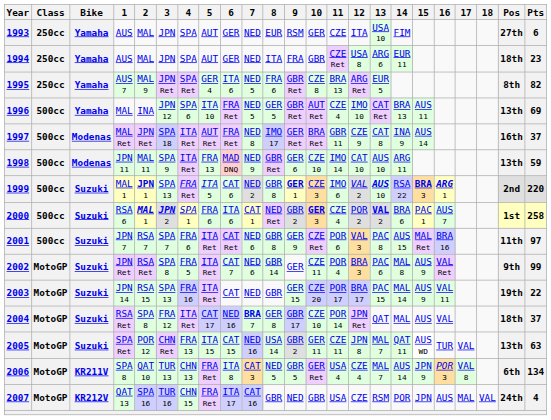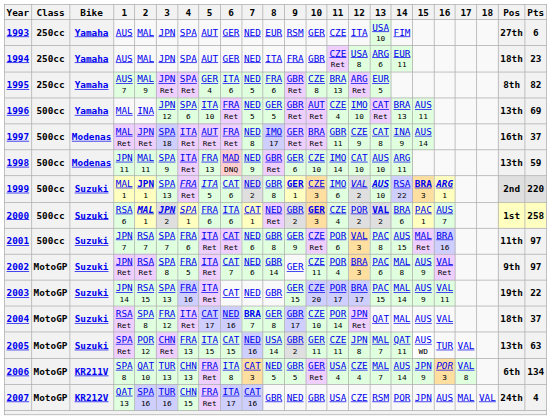(536, 267) 99 -> (536, 267) 97
